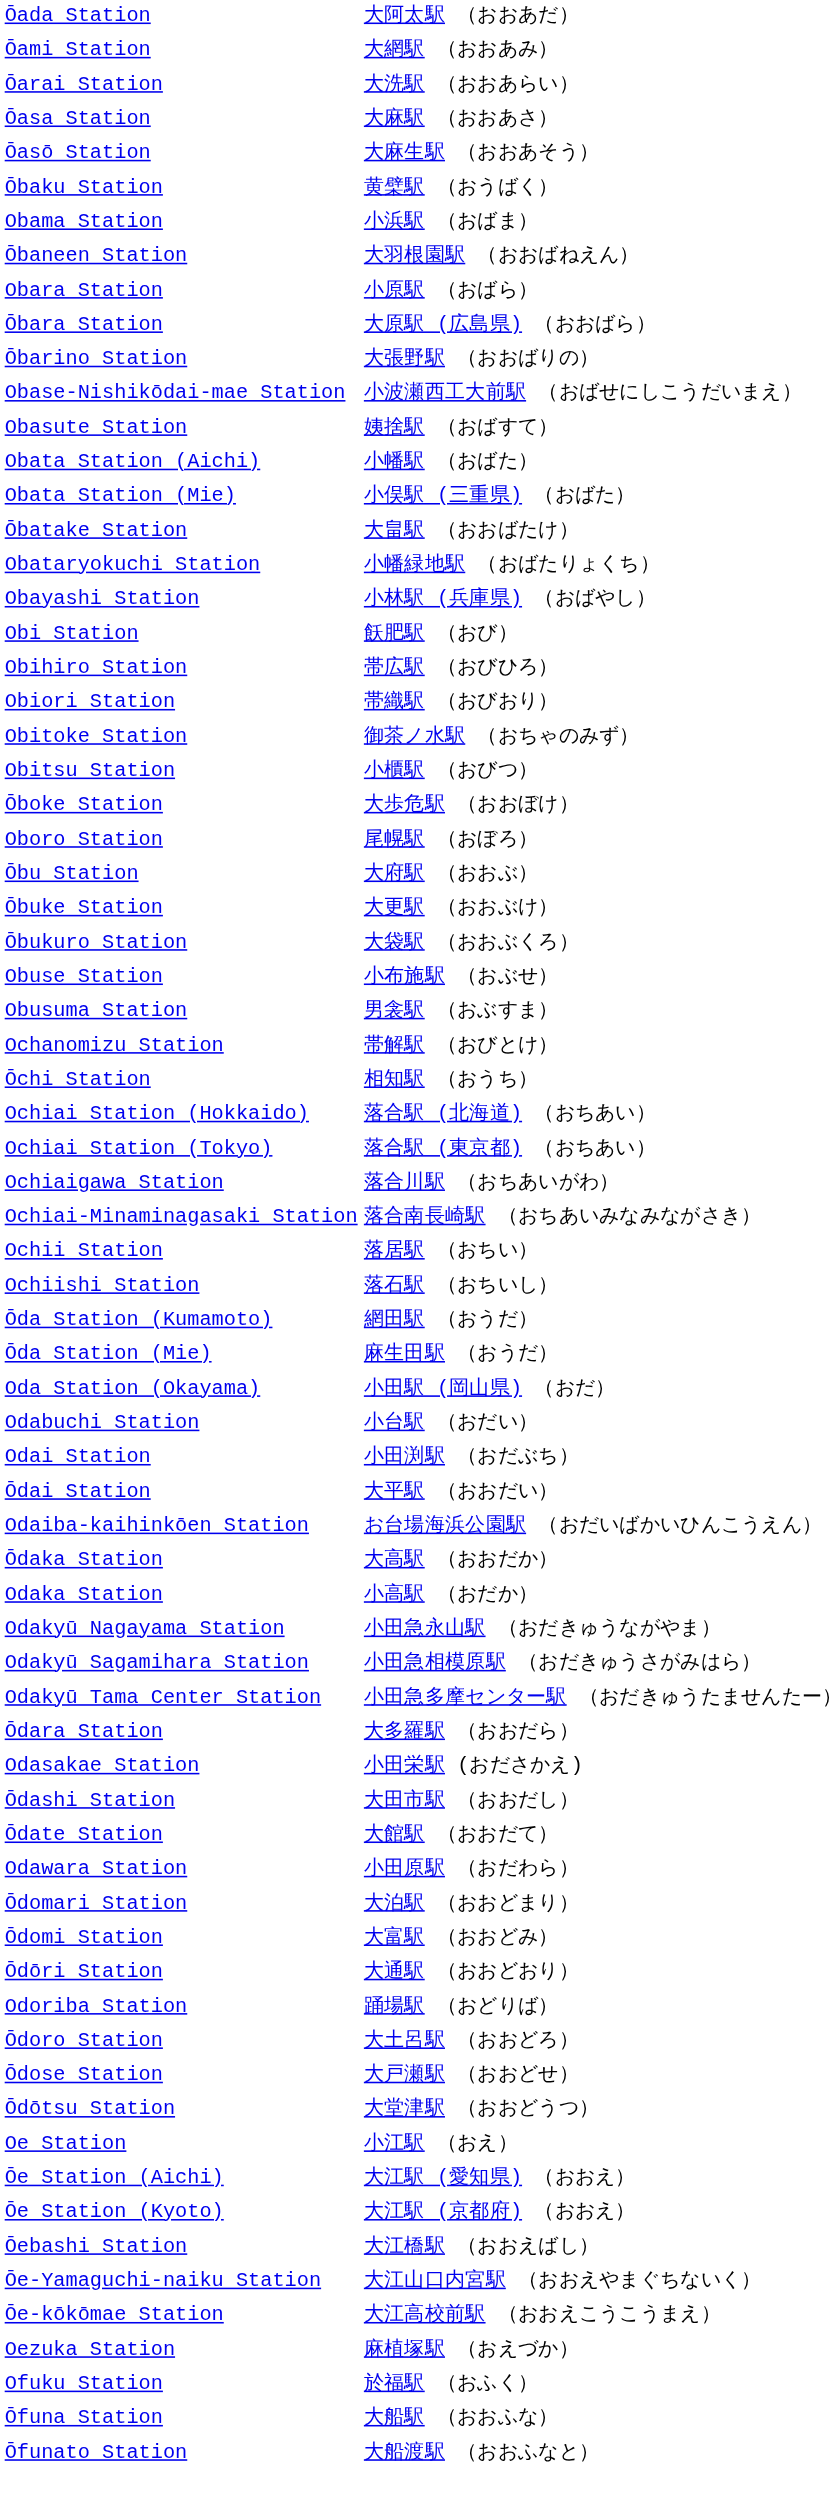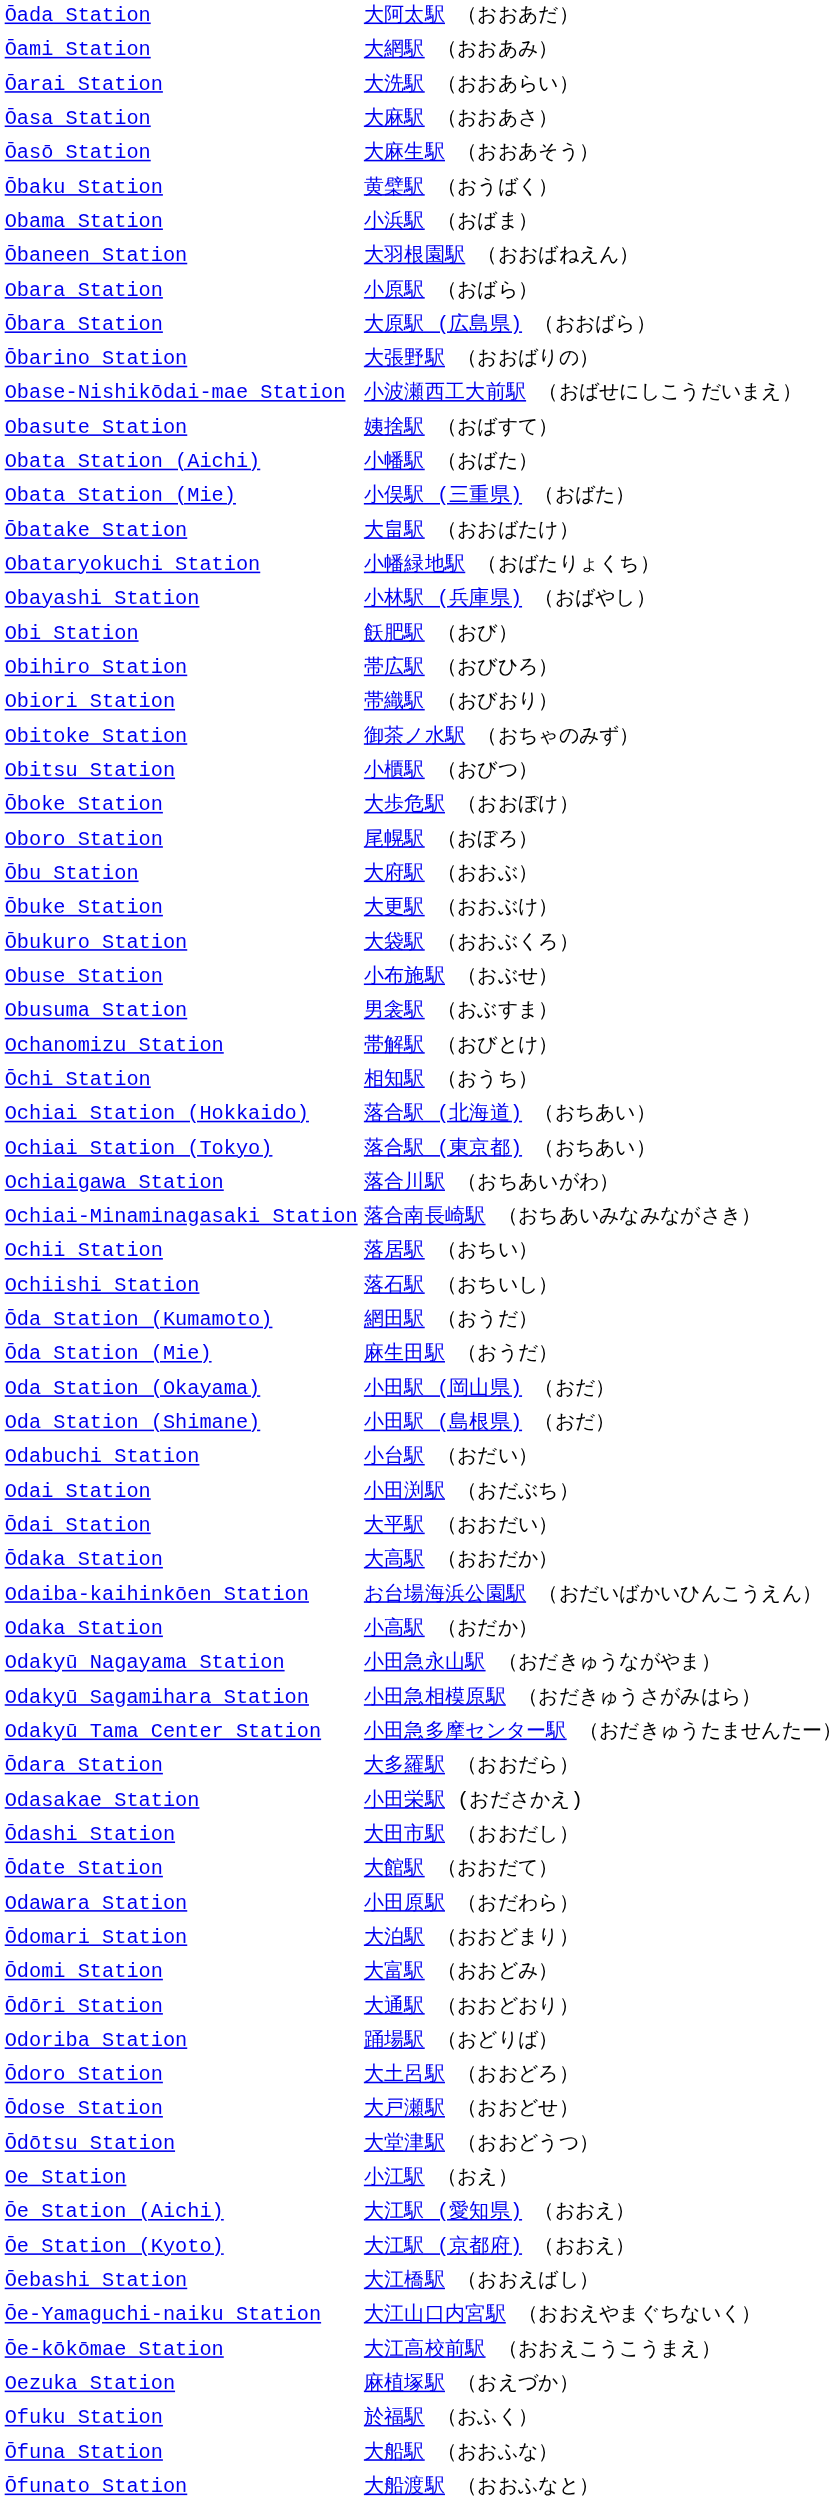+ row: (132, 1422)
rows swapped: (157, 1525) <-> (84, 1559)
